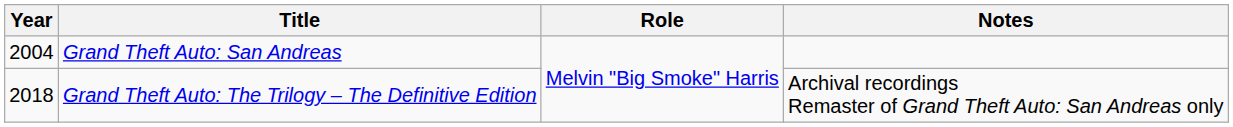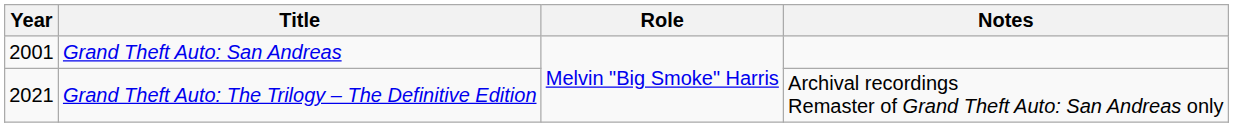(31, 52) 2004 -> (31, 52) 2001
(31, 95) 2018 -> (31, 95) 2021
